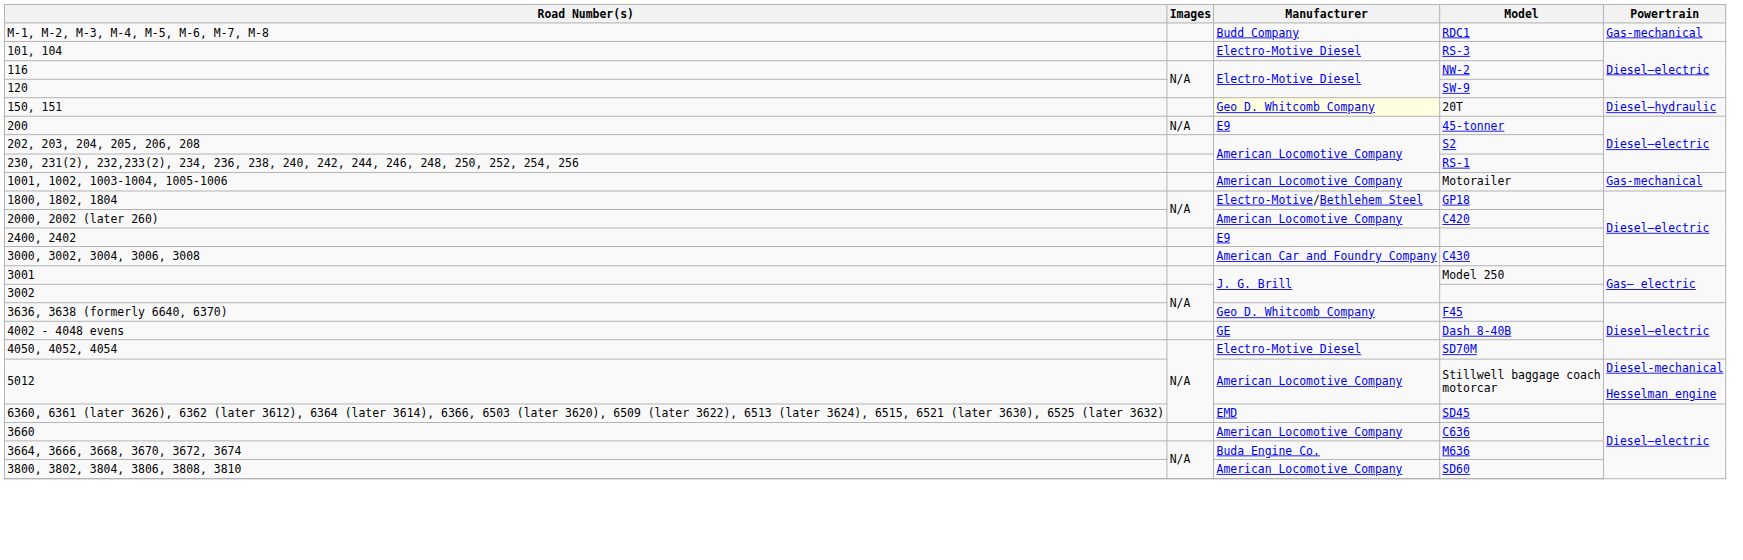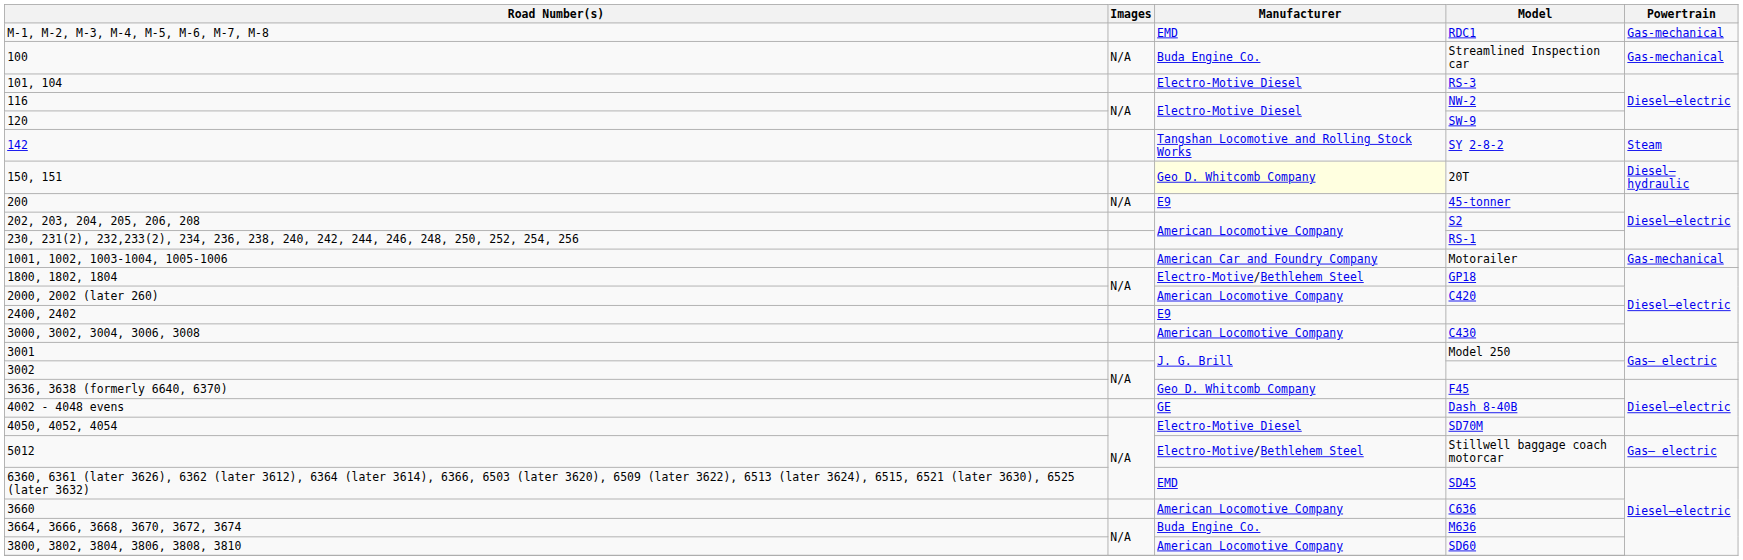(1258, 32) Budd Company -> (1167, 32) EMD
+ row: (17, 58)
+ row: (17, 145)
(1309, 182) American Locomotive Company -> (1267, 258) American Car and Foundry Company
(1327, 256) American Car and Foundry Company -> (1250, 333) American Locomotive Company
(1309, 381) American Locomotive Company -> (1260, 452) Electro-Motive/Bethlehem Steel
(1665, 381) Diesel-mechanical Hesselman engine -> (1672, 452) Gas– electric
